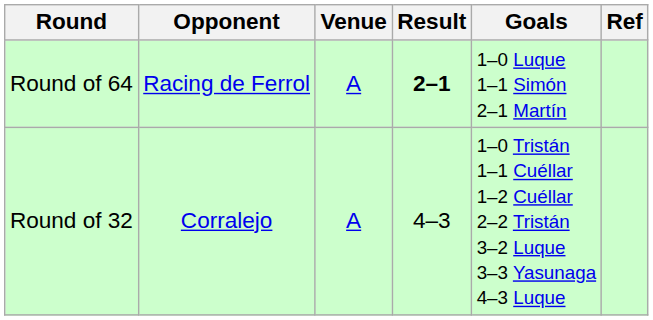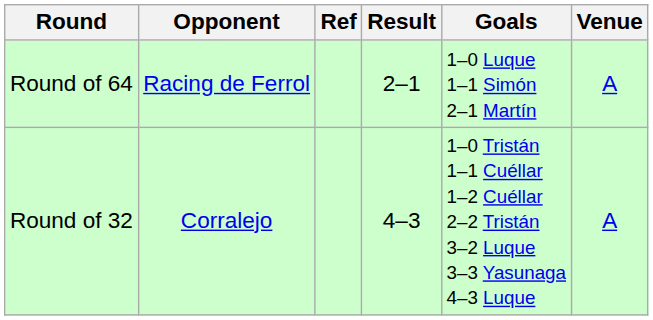columns swapped: (354, 22) <-> (625, 22)
(432, 83) bold -> (402, 83) normal
